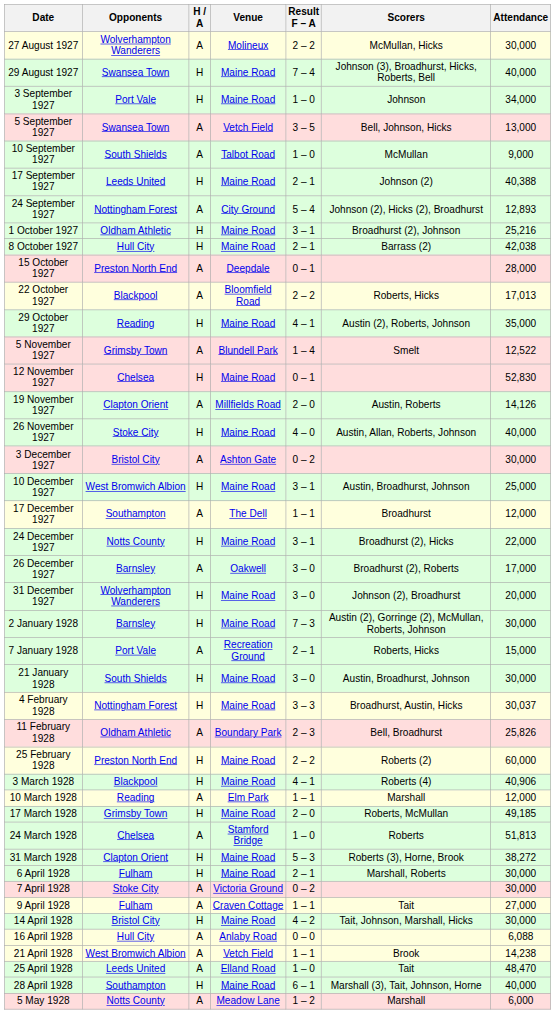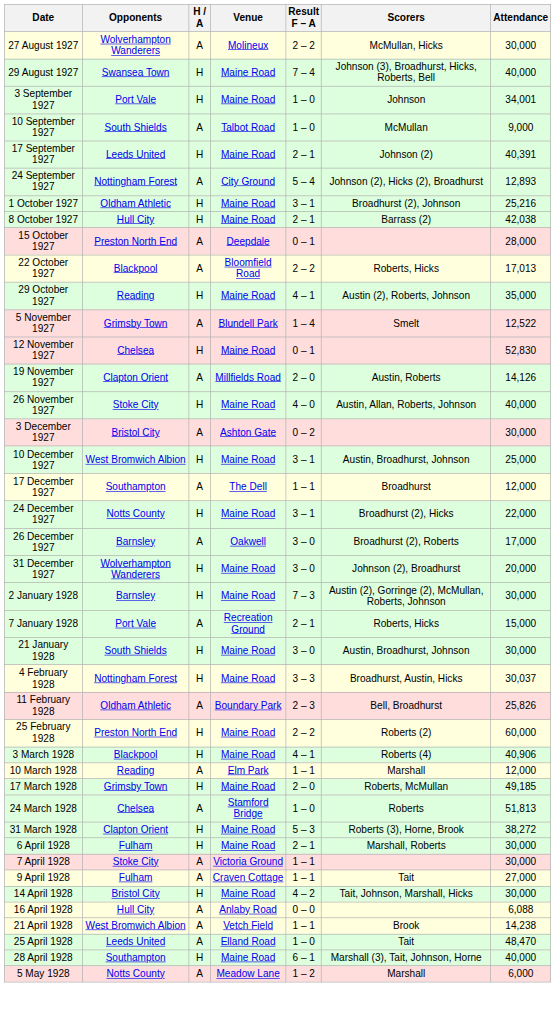(521, 100) 34,000 -> (521, 100) 34,001
- row: (43, 127)
(521, 182) 40,388 -> (521, 154) 40,391
(304, 889) 0 – 2 -> (304, 862) 1 – 1
